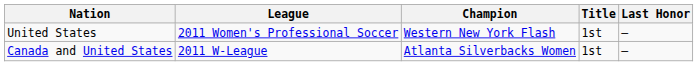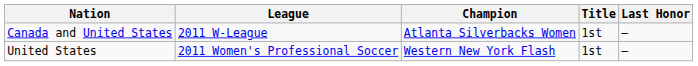rows swapped: (90, 51) <-> (52, 32)
